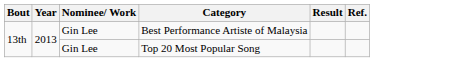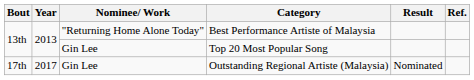(80, 30) Gin Lee -> (133, 30) "Returning Home Alone Today"
+ row: (299, 65)
